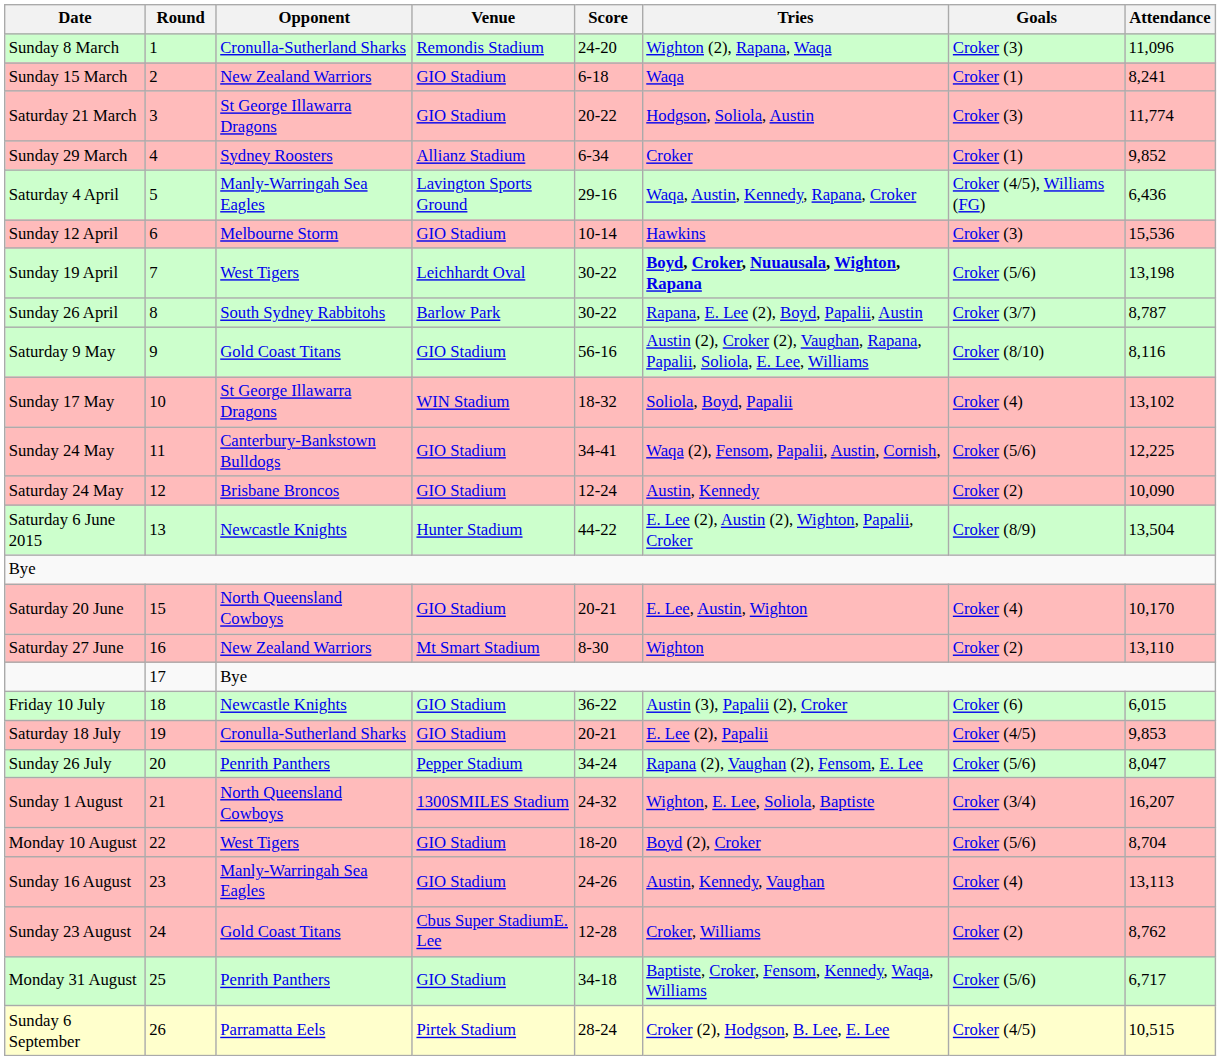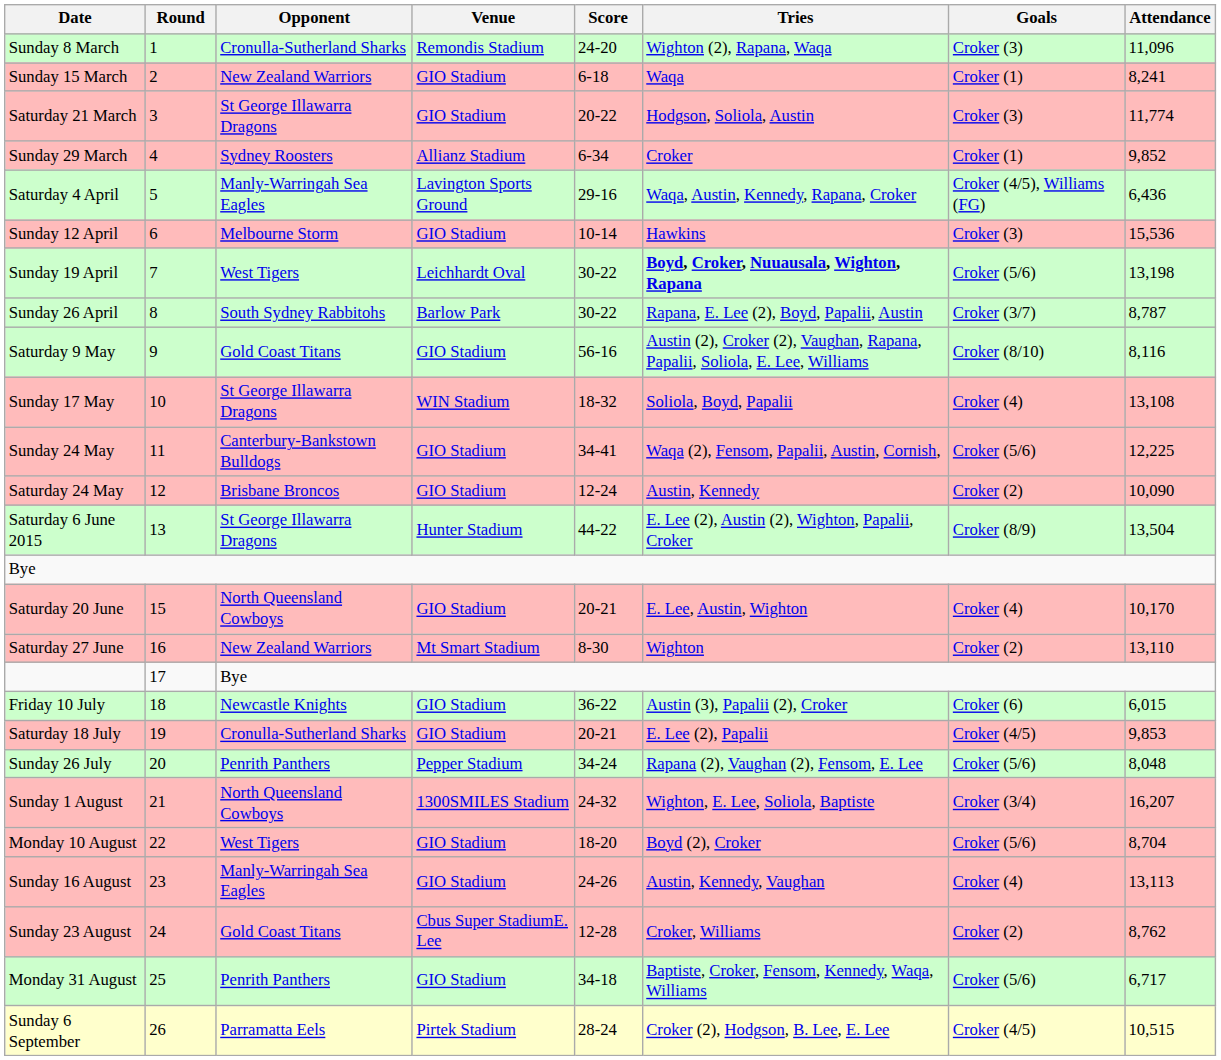(1151, 401) 13,102 -> (1151, 401) 13,108
(283, 529) Newcastle Knights -> (286, 529) St George Illawarra Dragons
(1147, 763) 8,047 -> (1147, 763) 8,048
